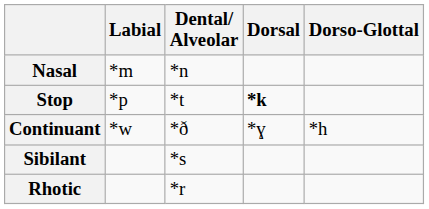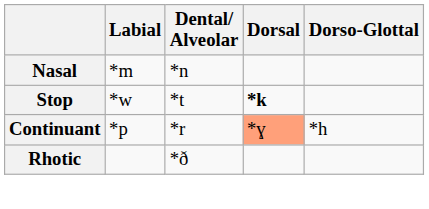(118, 99) *p -> (121, 99) *w
(121, 129) *w -> (118, 129) *p
(179, 129) *ð -> (178, 129) *r
(256, 129) no background -> (256, 129) lightsalmon background
- row: (55, 159)
(178, 188) *r -> (179, 159) *ð
